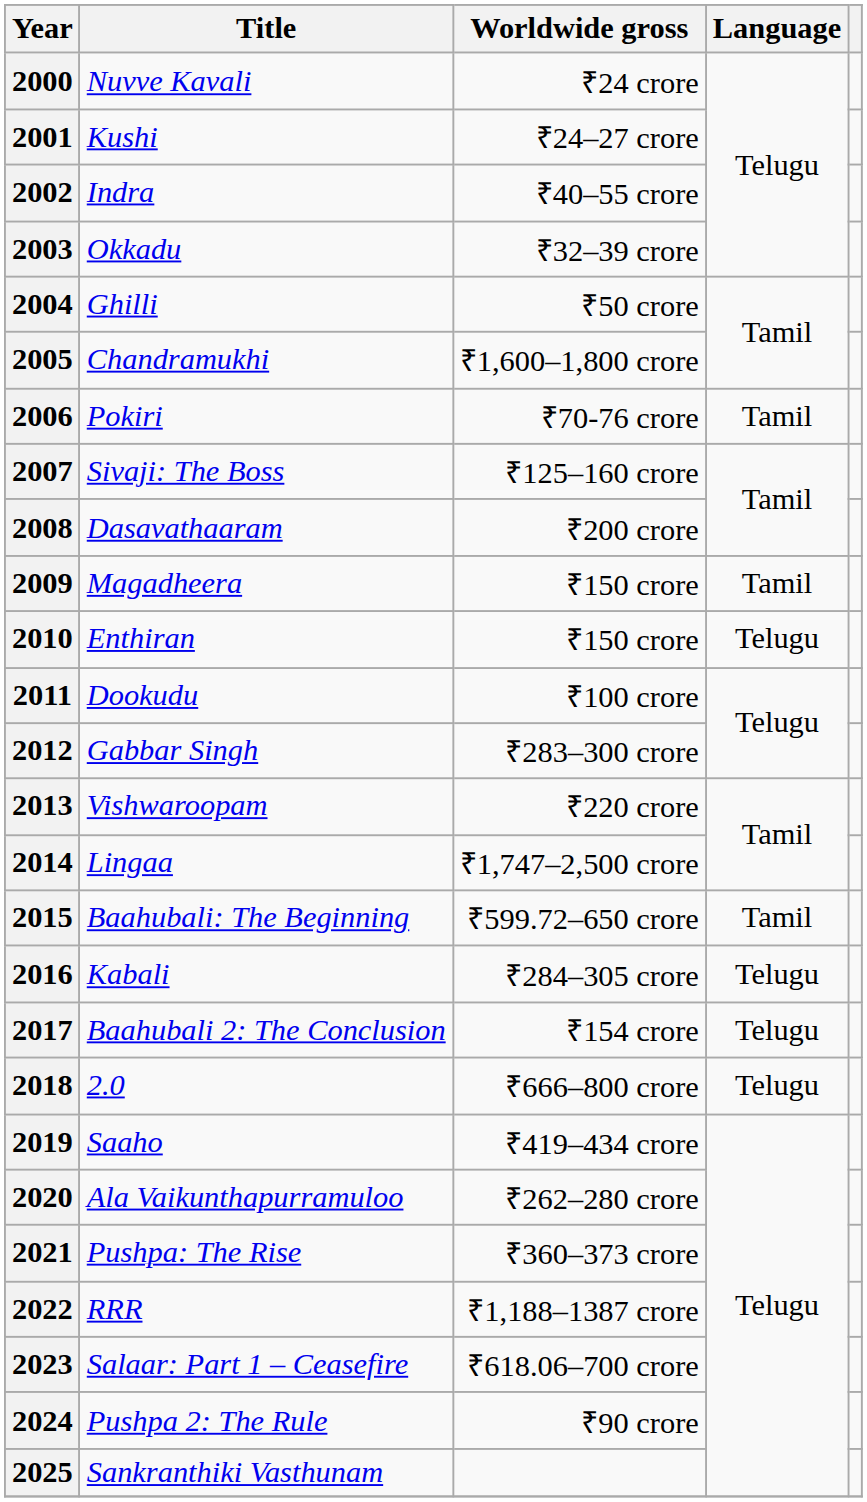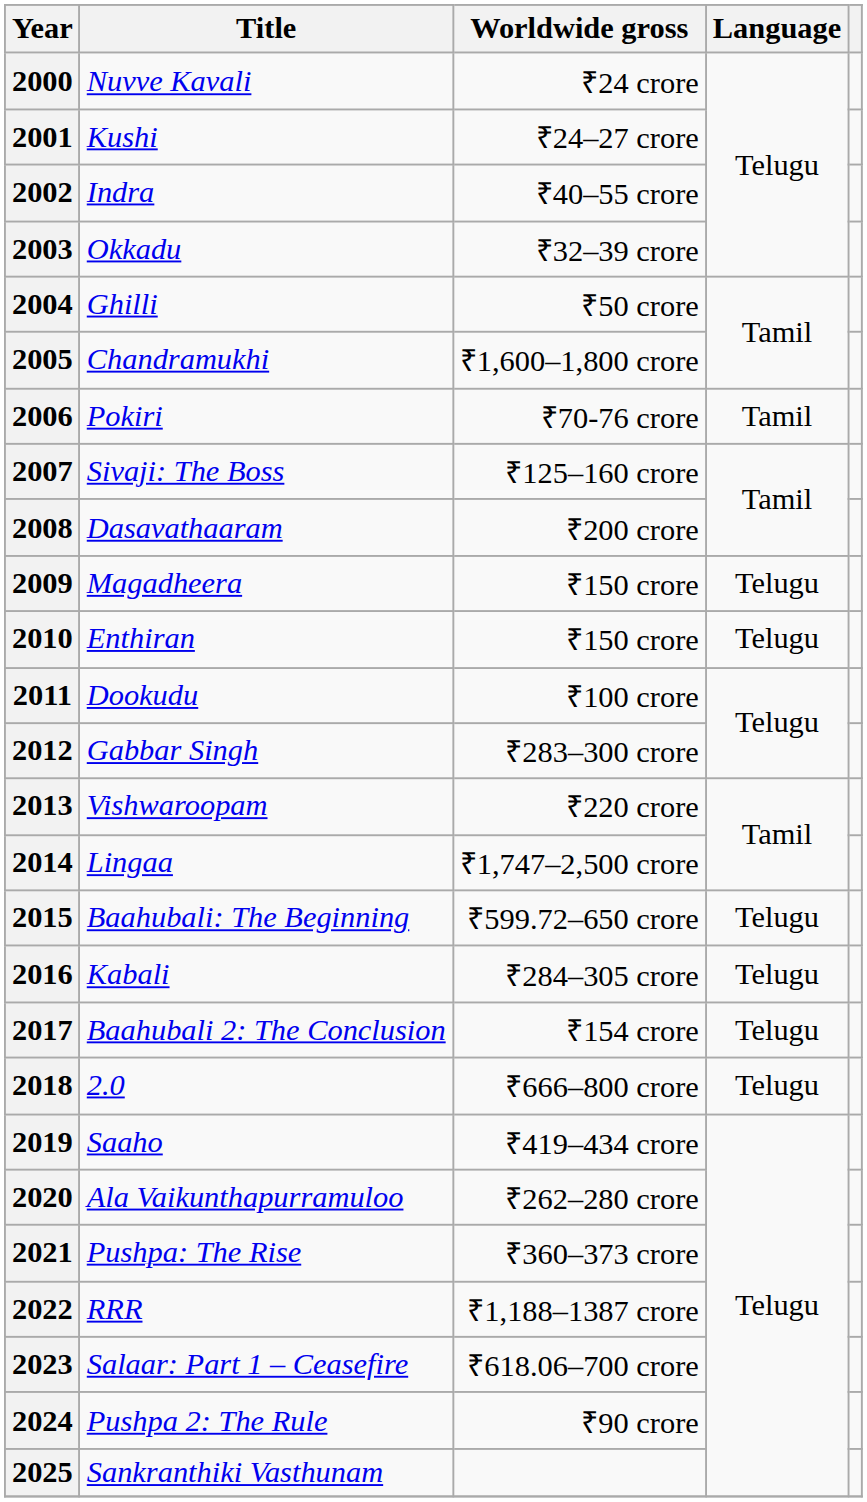(777, 582) Tamil -> (777, 582) Telugu
(777, 917) Tamil -> (777, 917) Telugu
